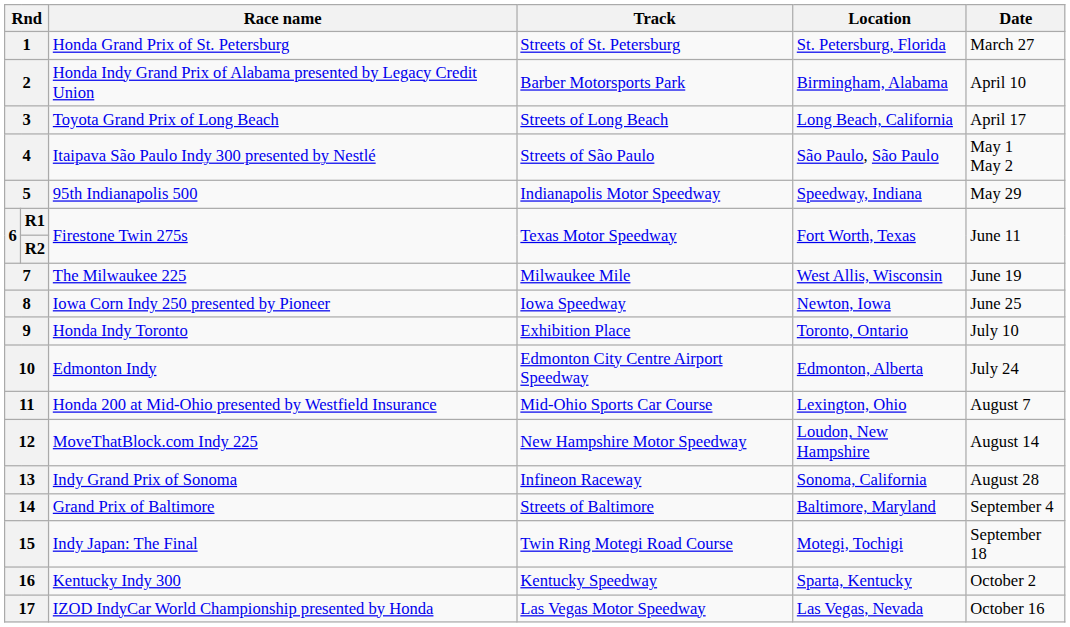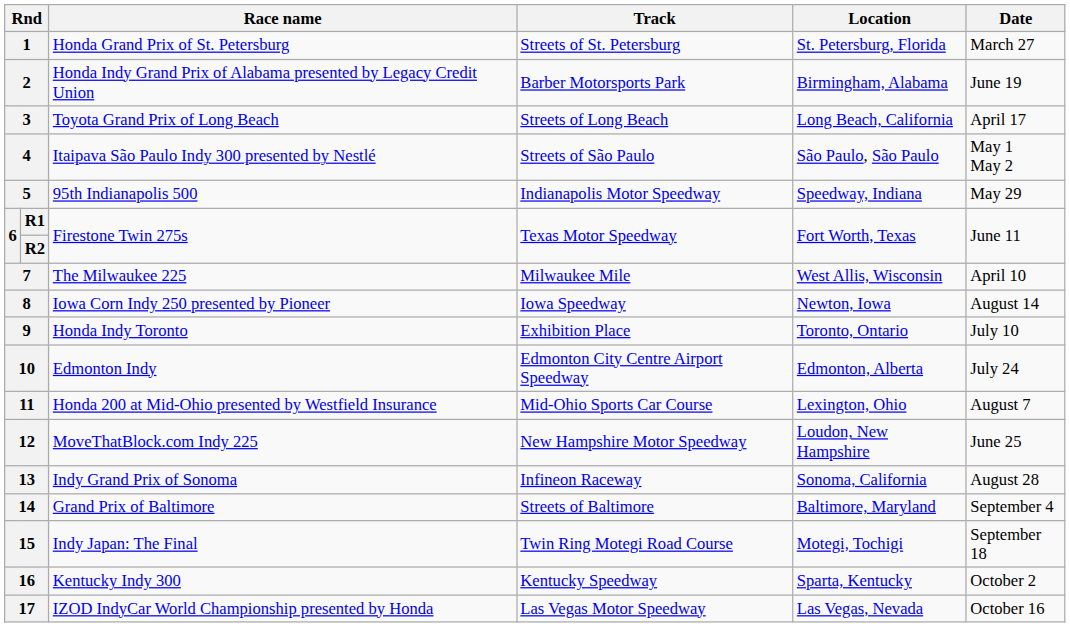(998, 82) April 10 -> (996, 82) June 19
(996, 275) June 19 -> (998, 275) April 10
(996, 303) June 25 -> (1005, 303) August 14
(1005, 441) August 14 -> (996, 441) June 25
